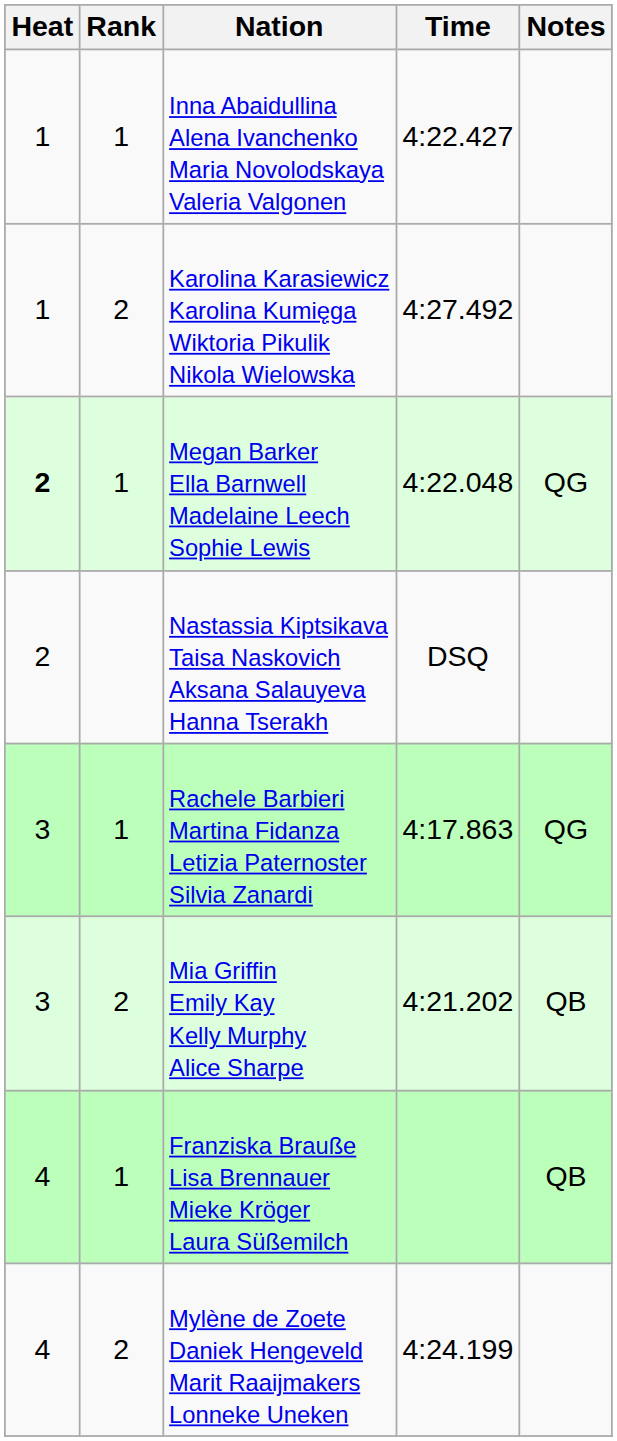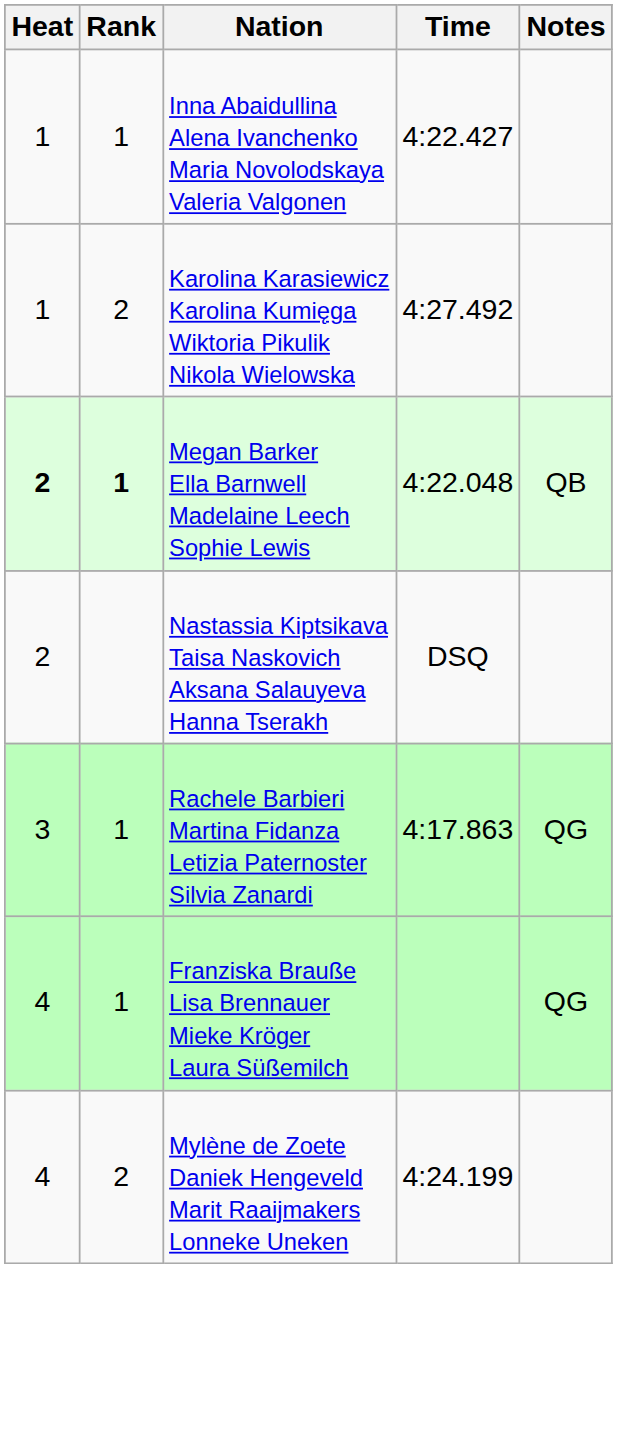(121, 482) normal -> (121, 482) bold
(566, 482) QG -> (566, 482) QB
- row: (238, 1020)
(566, 1176) QB -> (566, 1002) QG
